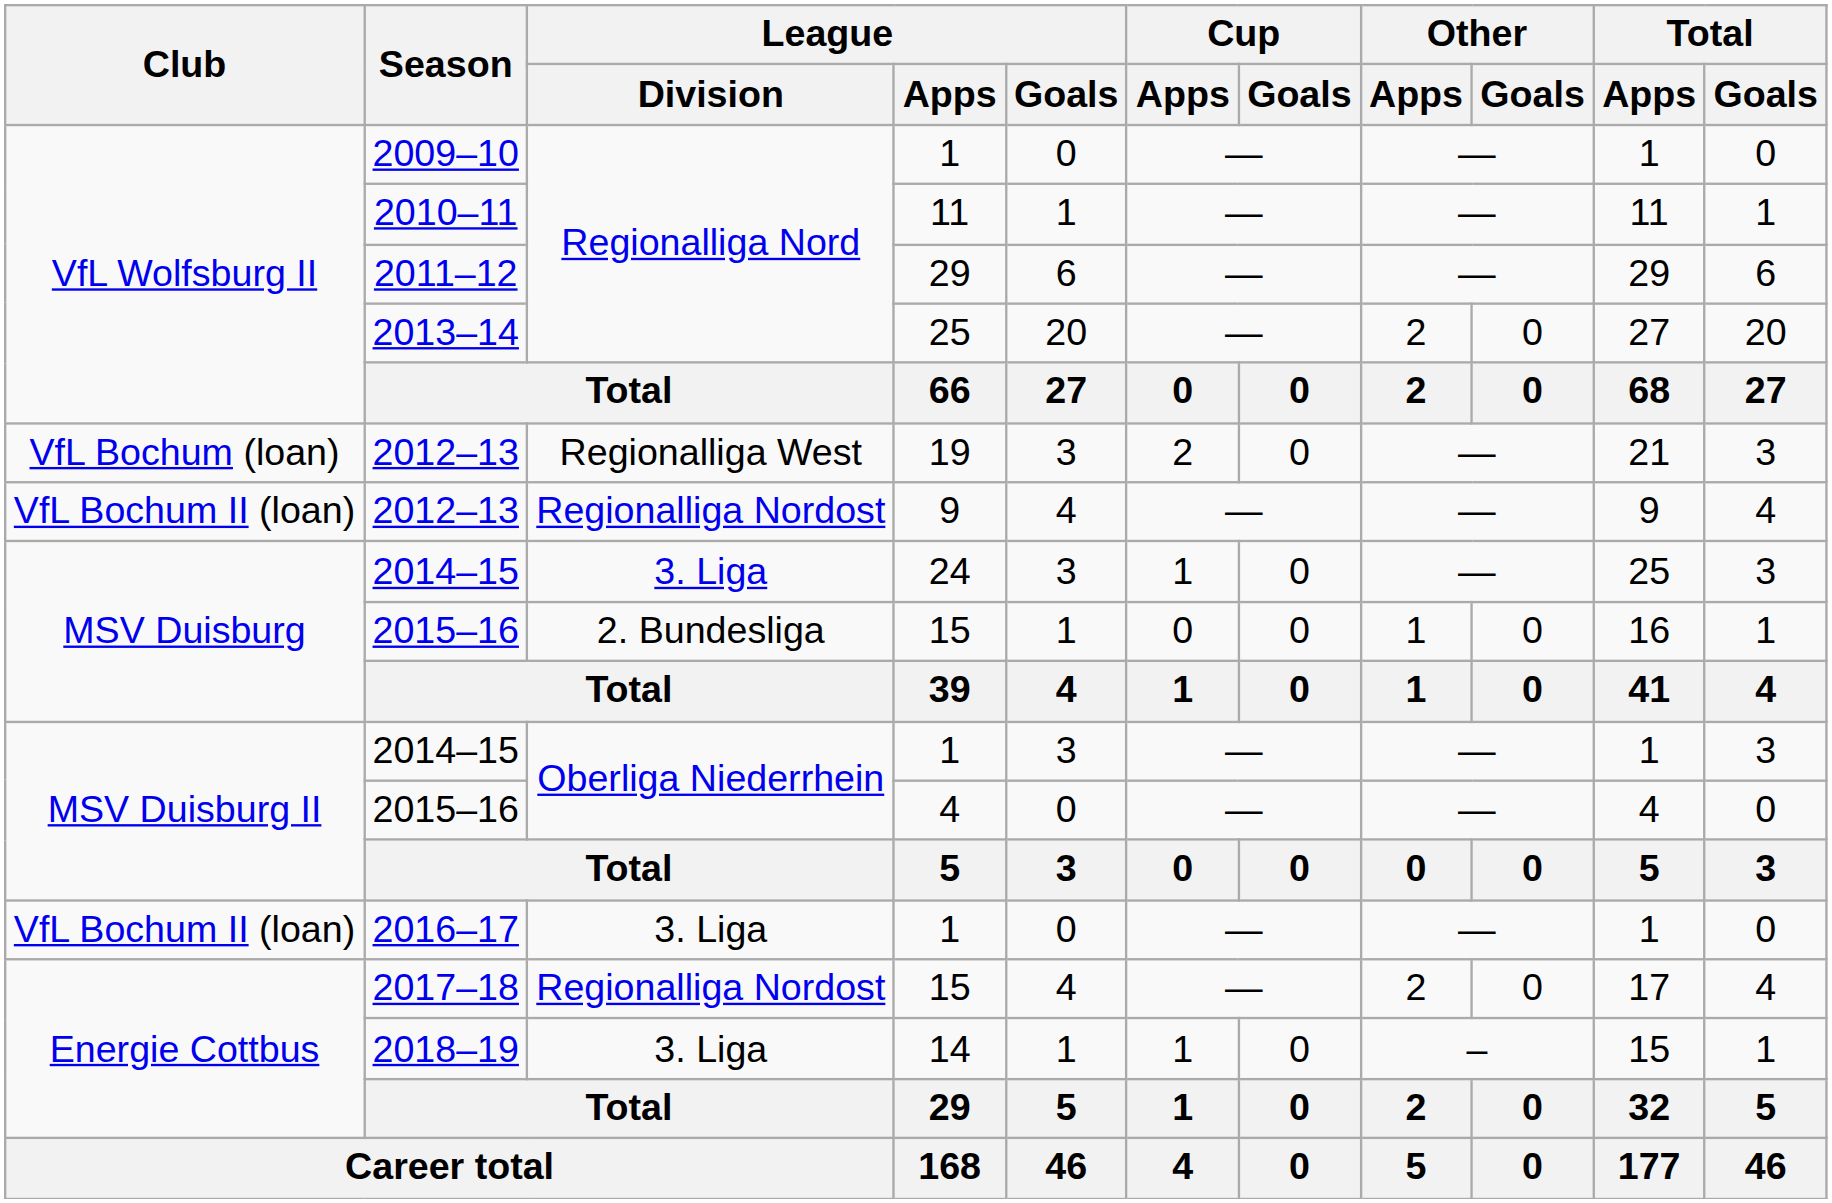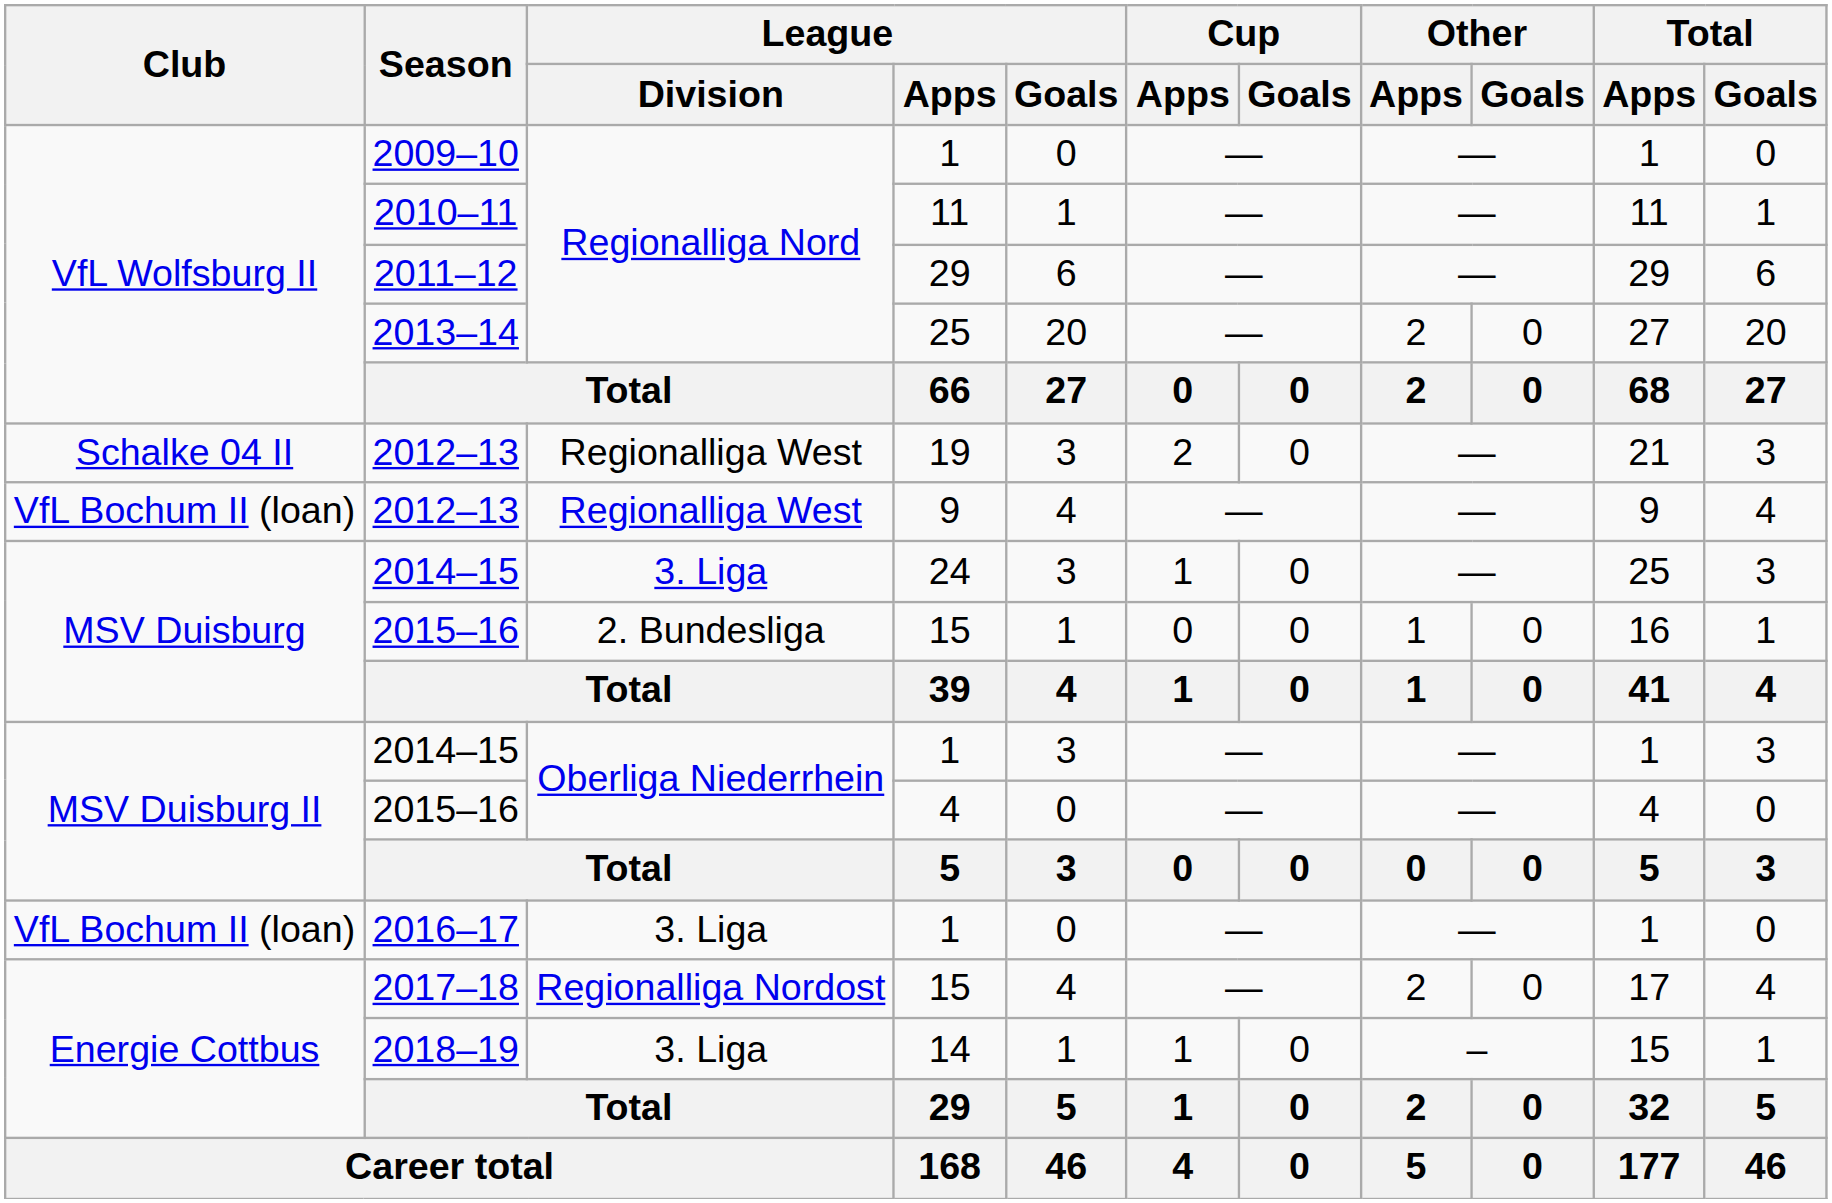(185, 451) VfL Bochum (loan) -> (185, 451) Schalke 04 II
(711, 511) Regionalliga Nordost -> (711, 511) Regionalliga West
